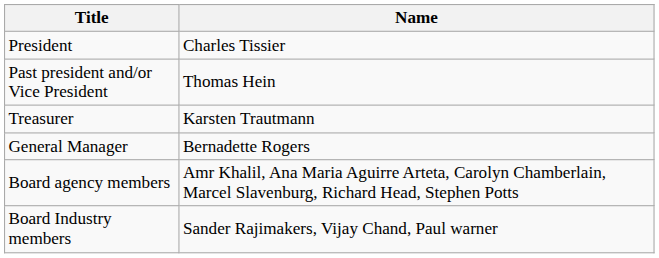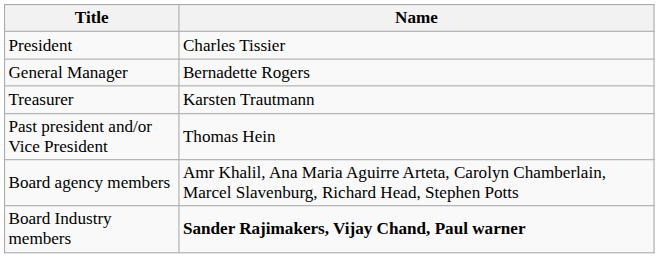rows swapped: (80, 82) <-> (68, 145)
(340, 229) normal -> (354, 229) bold
